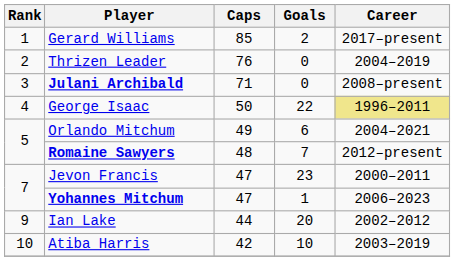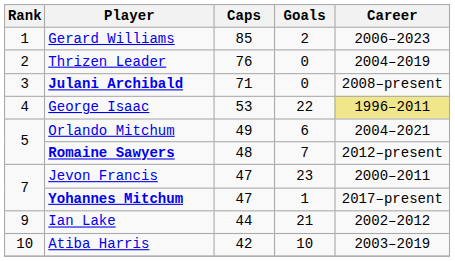(392, 39) 2017–present -> (392, 39) 2006–2023
(244, 108) 50 -> (244, 108) 53
(392, 199) 2006–2023 -> (392, 199) 2017–present
(305, 222) 20 -> (305, 222) 21
